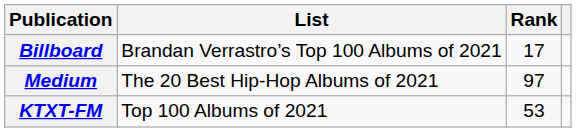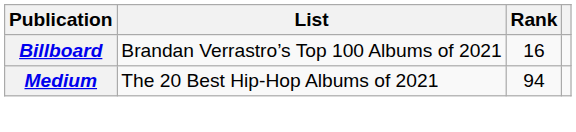(534, 50) 17 -> (534, 50) 16
(534, 80) 97 -> (534, 80) 94
- row: (61, 111)
